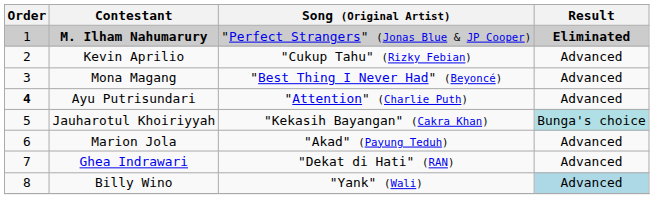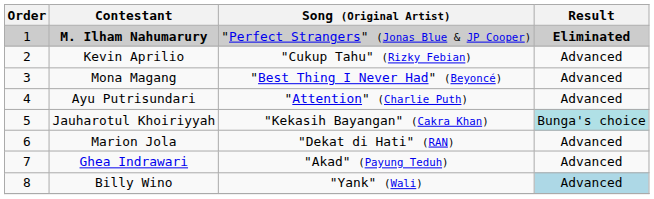(27, 99) bold -> (27, 99) normal
(376, 141) "Akad" (Payung Teduh) -> (376, 141) "Dekat di Hati" (RAN)
(376, 162) "Dekat di Hati" (RAN) -> (376, 162) "Akad" (Payung Teduh)
